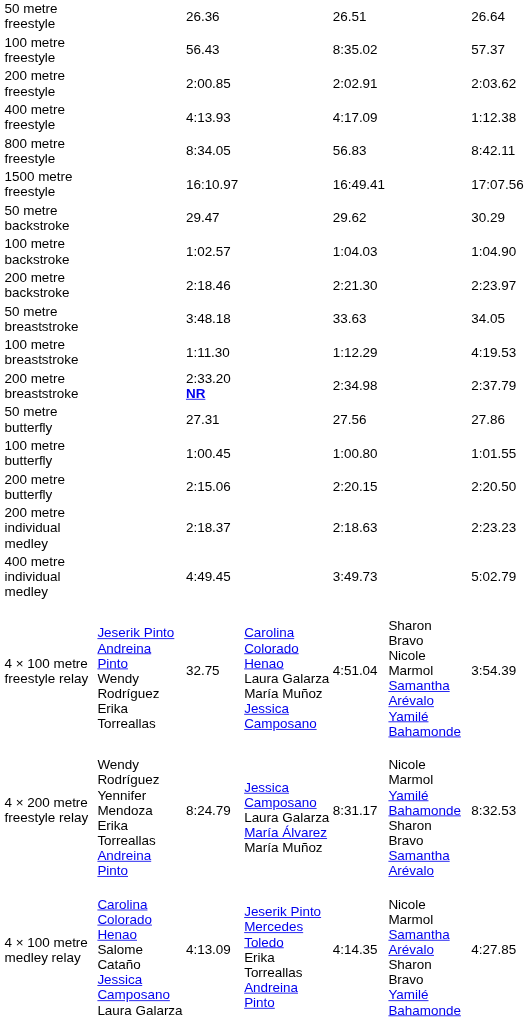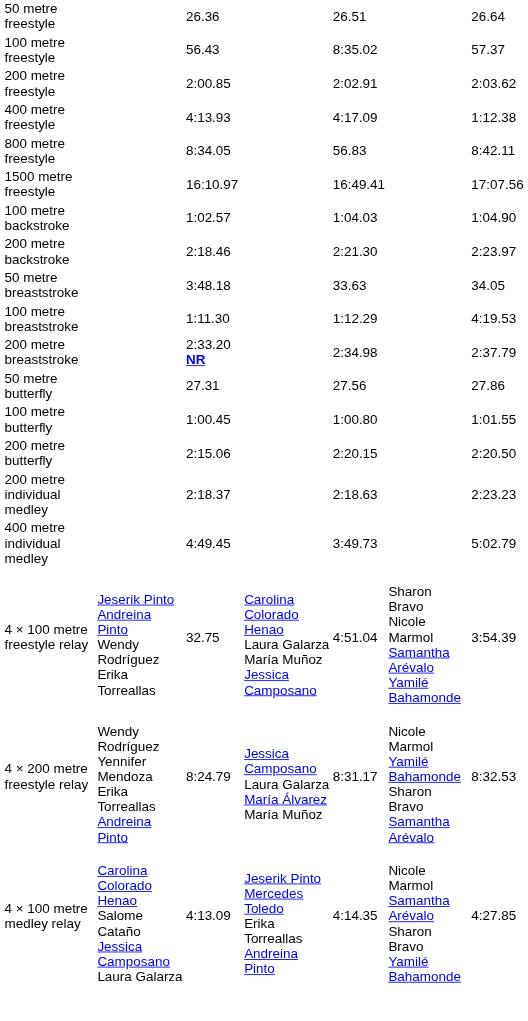- row: (37, 218)
